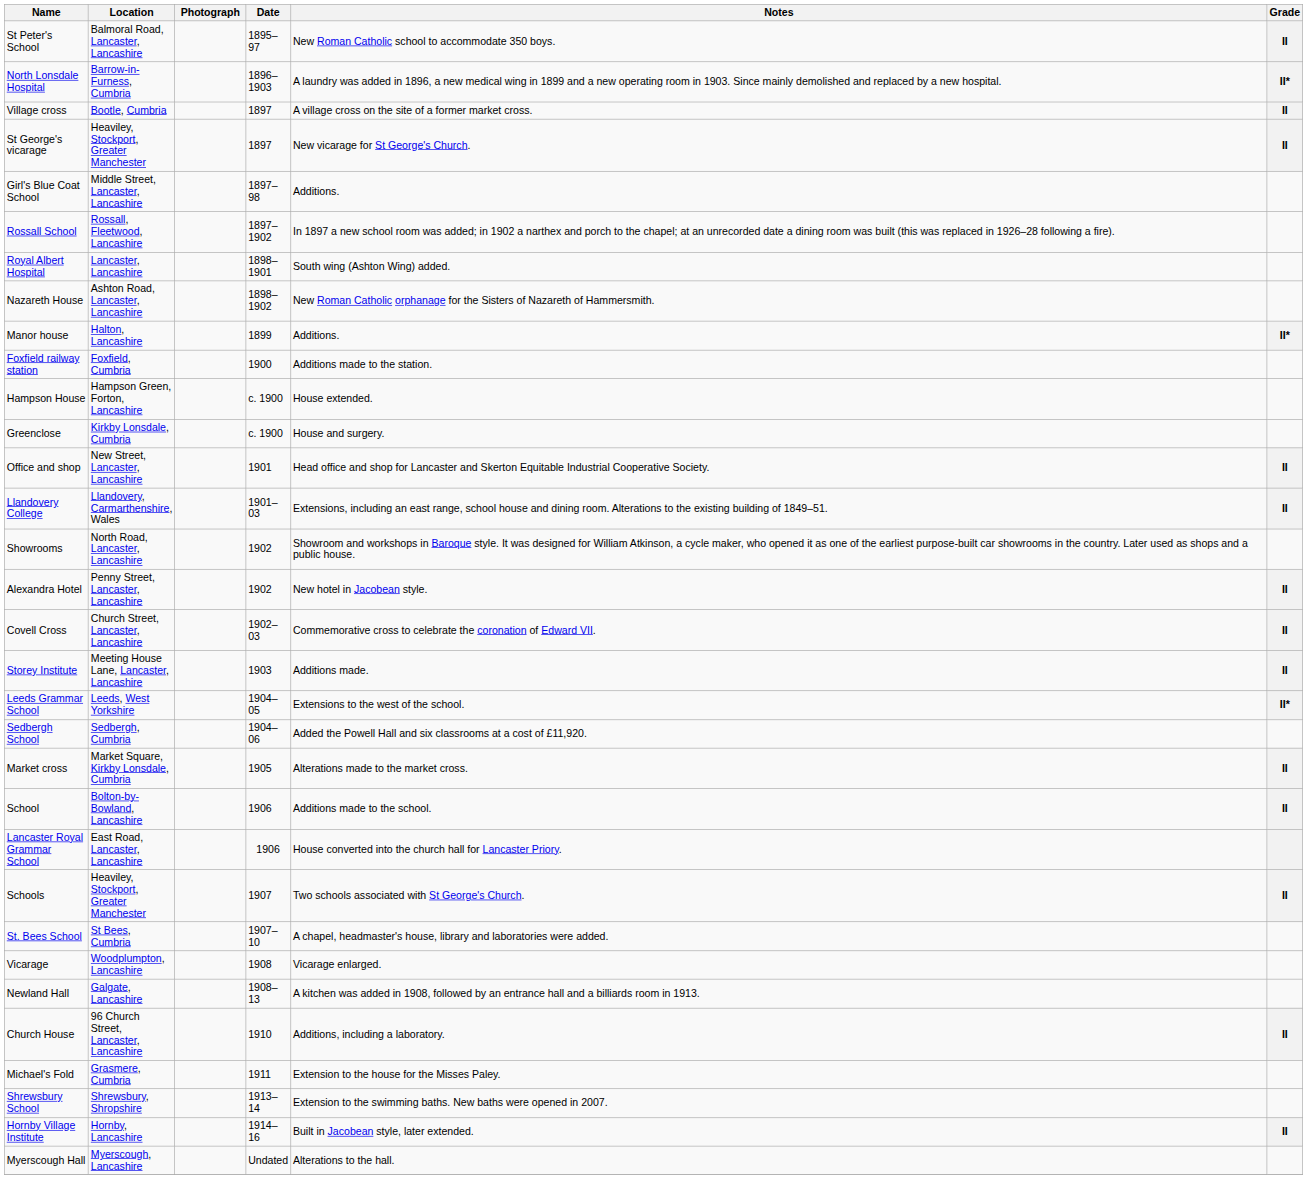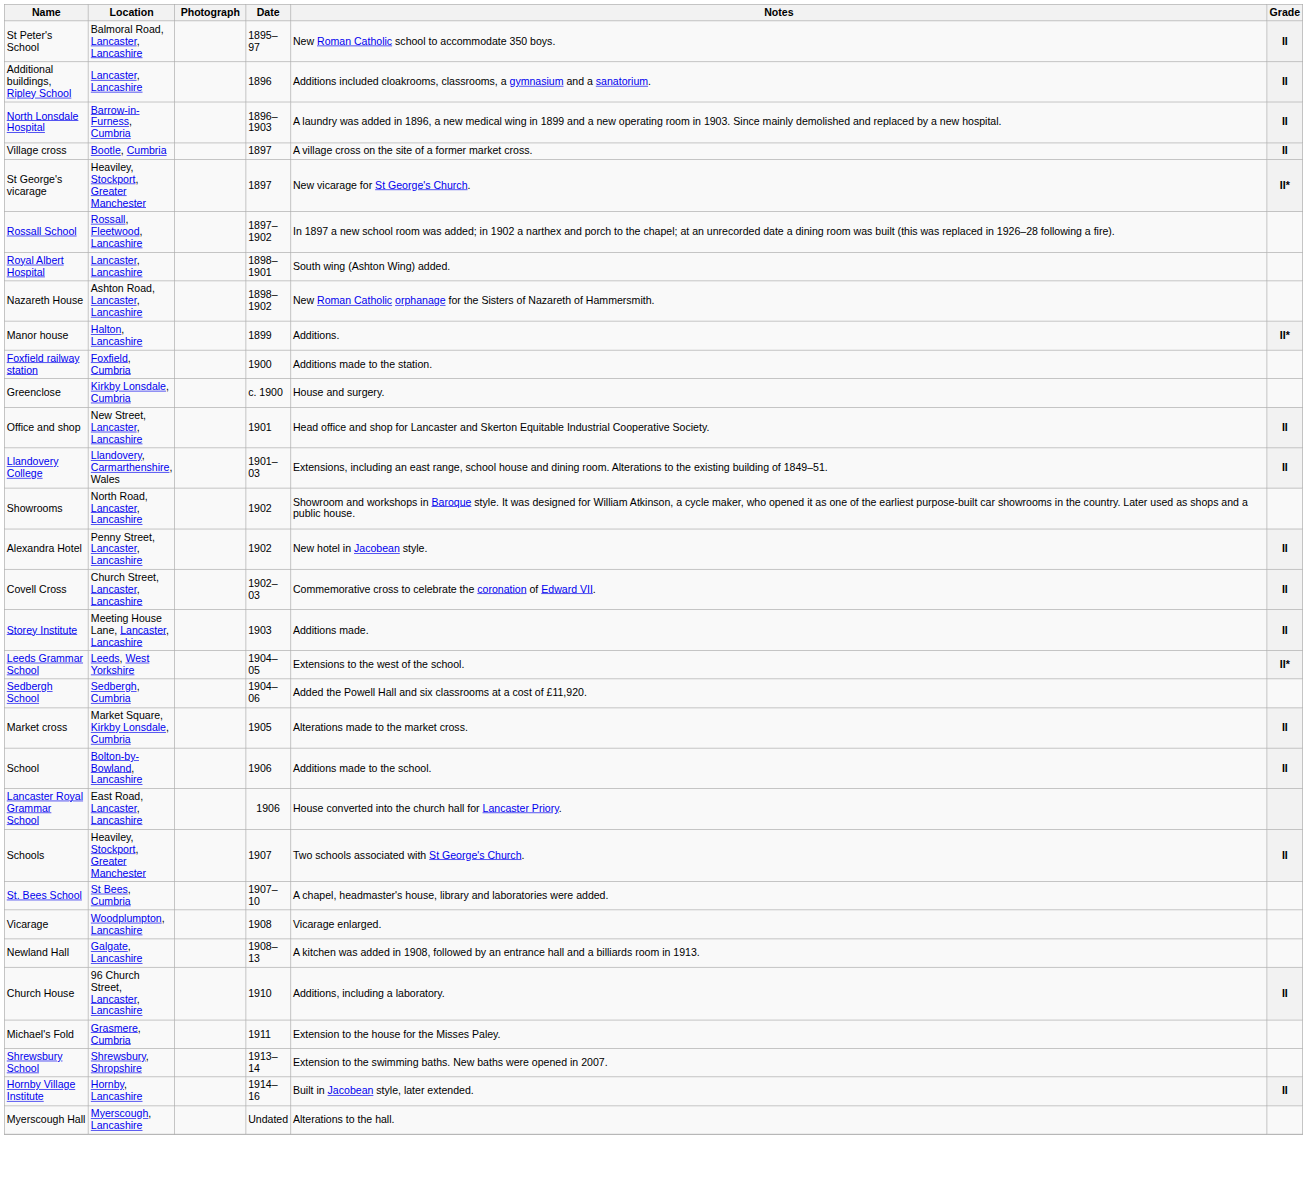+ row: (39, 82)
(1285, 82) II* -> (1285, 122) II
(1285, 145) II -> (1285, 185) II*
- row: (43, 191)
- row: (46, 399)
